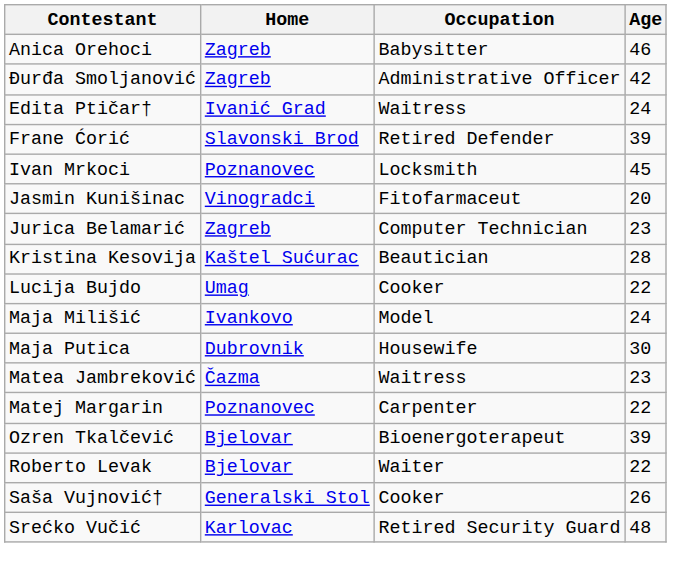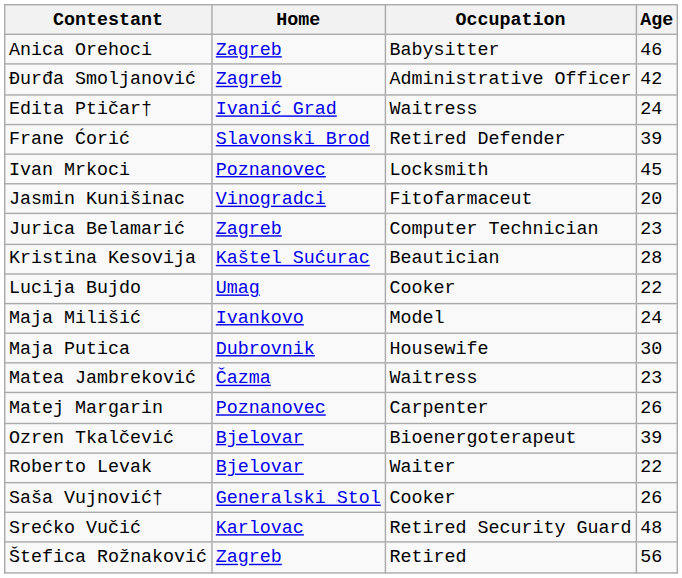(640, 408) 22 -> (651, 408) 26
+ row: (108, 557)
